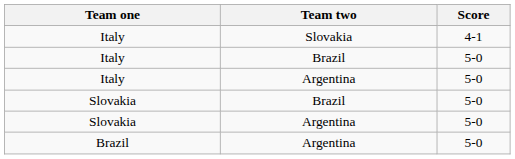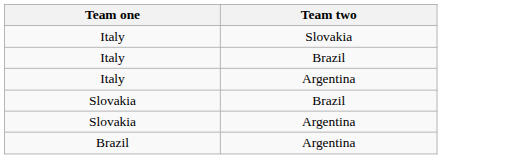- column: (474, 15)
